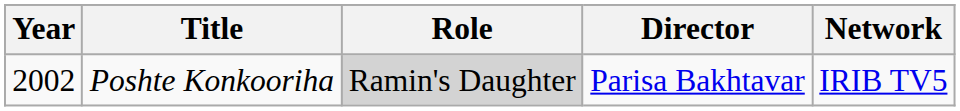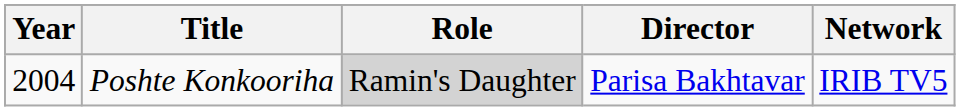(44, 79) 2002 -> (44, 79) 2004
